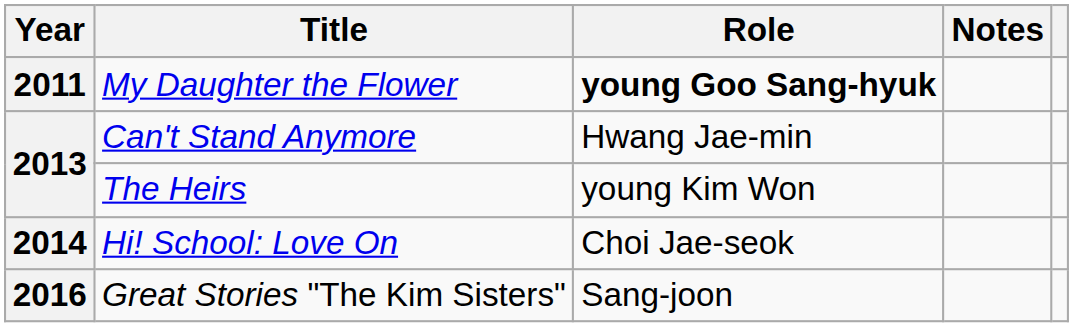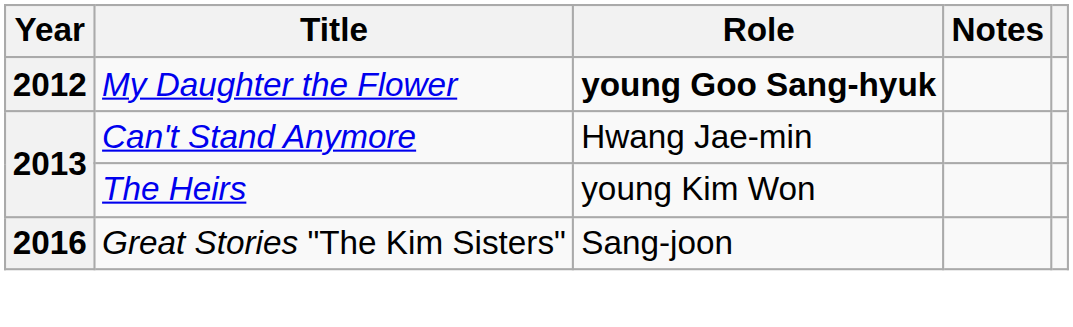(50, 83) 2011 -> (50, 83) 2012
- row: (250, 242)
